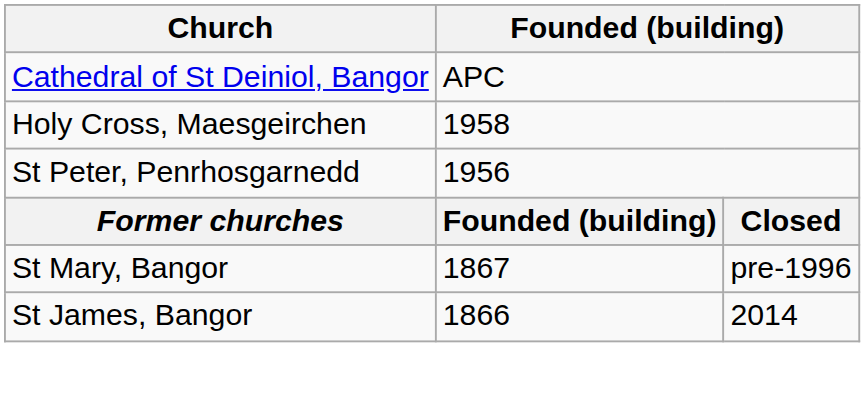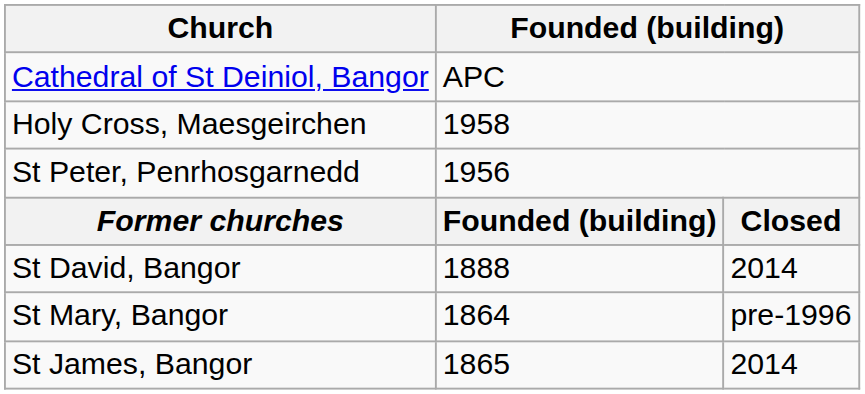+ row: (126, 268)
(476, 268) 1867 -> (476, 316) 1864
(476, 316) 1866 -> (476, 364) 1865
